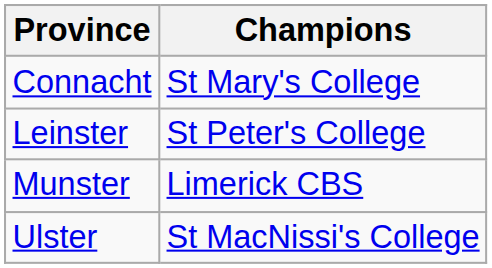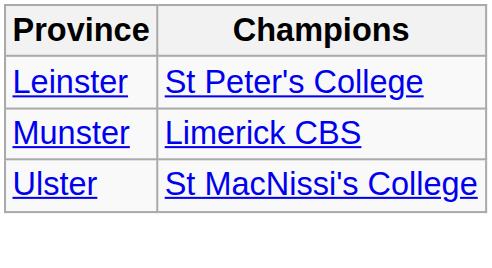- row: (82, 81)
